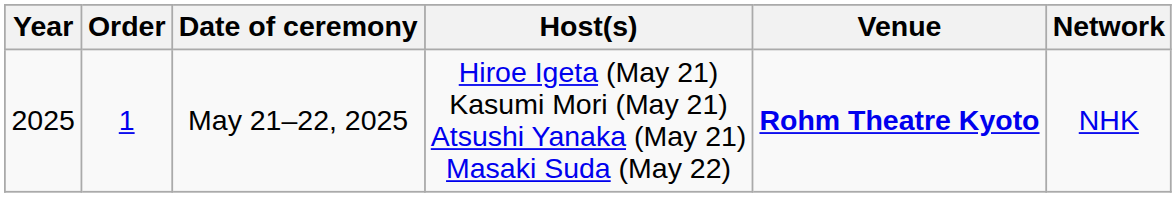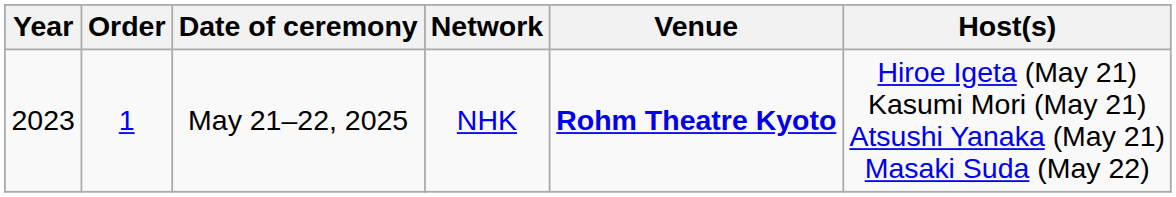columns swapped: (589, 27) <-> (1109, 27)
(43, 120) 2025 -> (43, 120) 2023
